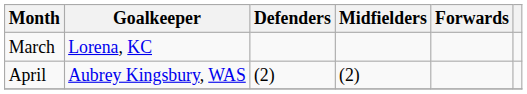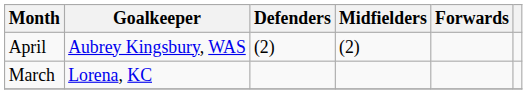rows swapped: (32, 46) <-> (27, 74)
